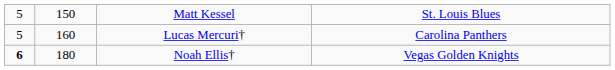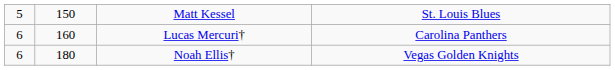(20, 34) 5 -> (20, 34) 6
(20, 55) bold -> (20, 55) normal
